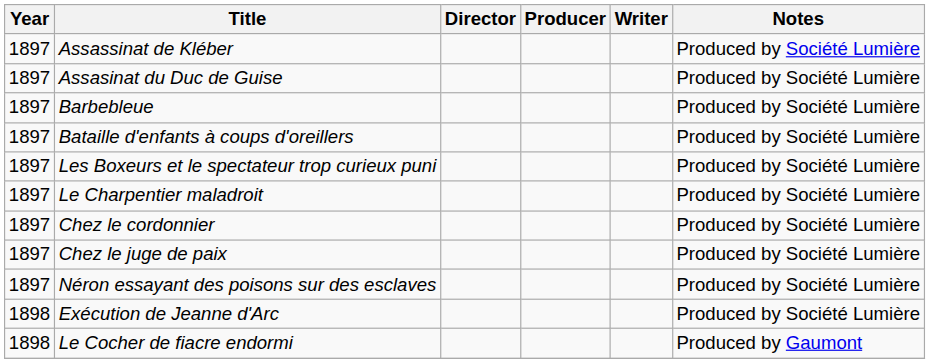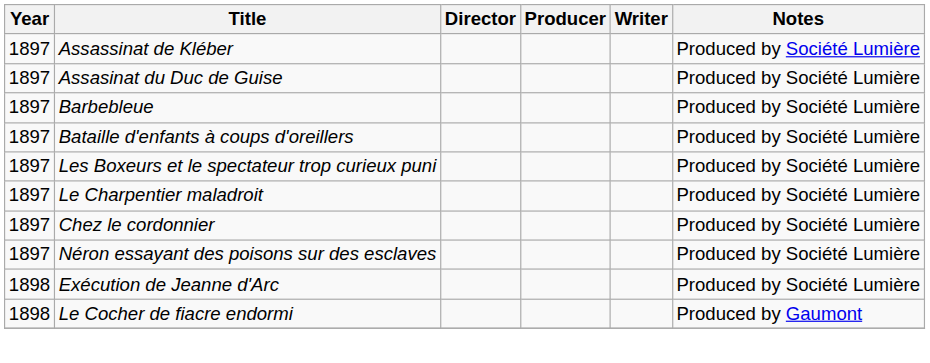- row: (143, 254)
